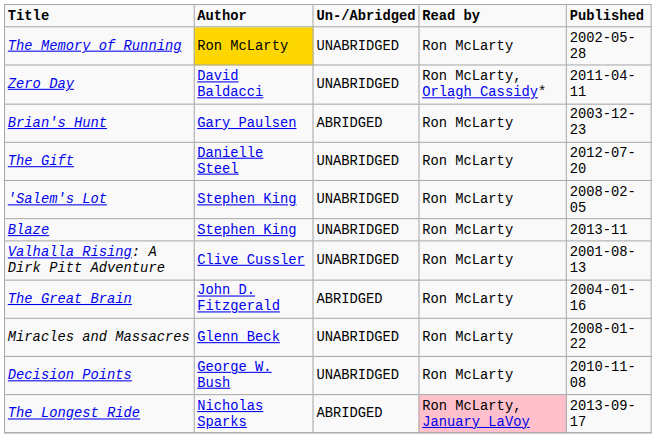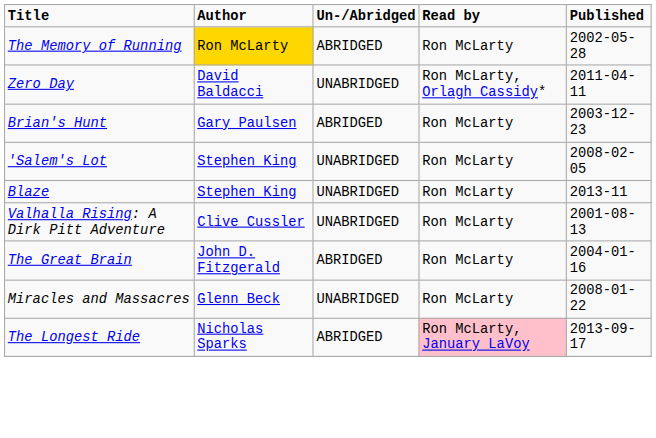(358, 46) UNABRIDGED -> (349, 46) ABRIDGED
- row: (41, 161)
- row: (70, 375)
